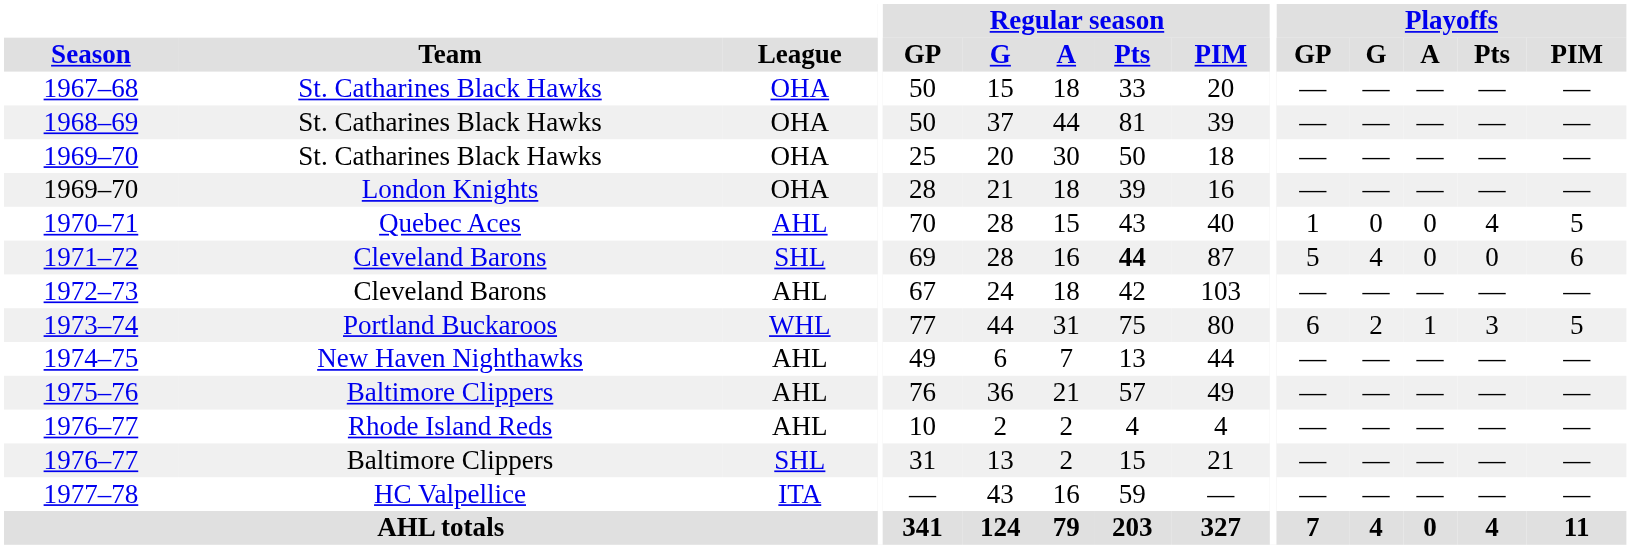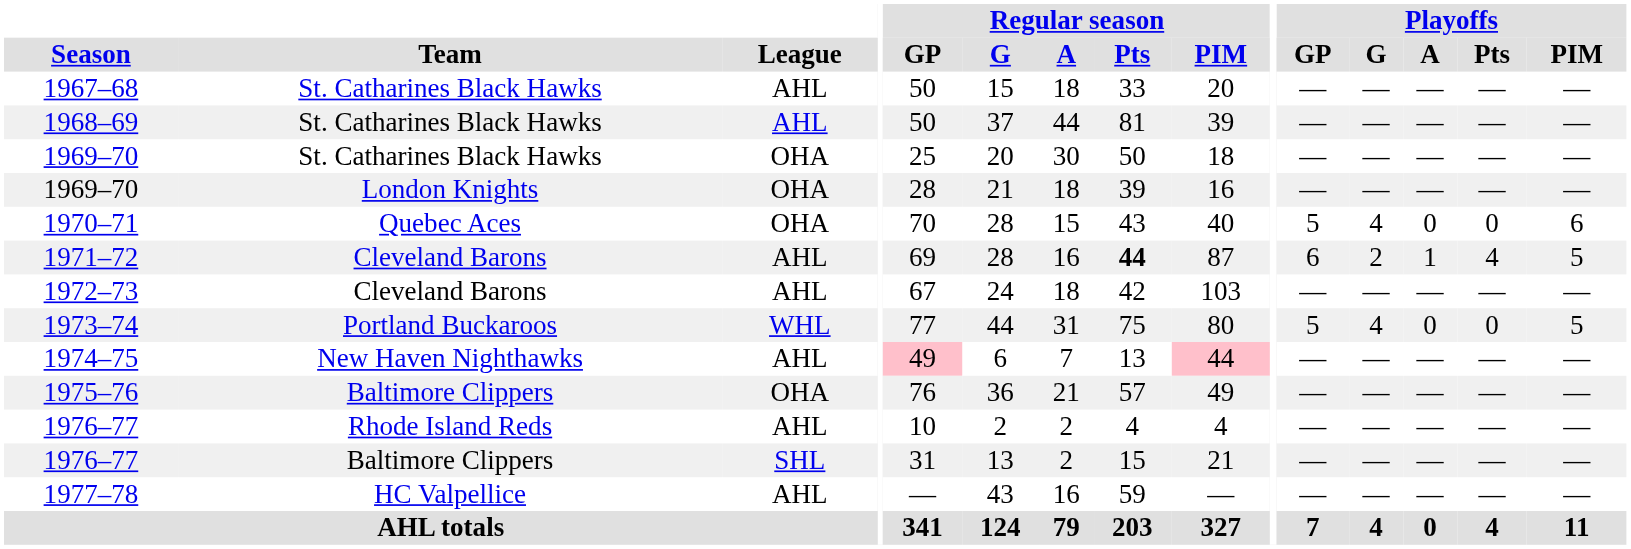(800, 88) OHA -> (800, 88) AHL
(800, 121) OHA -> (800, 121) AHL
(800, 223) AHL -> (800, 223) OHA
(1313, 223) 1 -> (1313, 223) 5
(1376, 223) 0 -> (1376, 223) 4
(1492, 223) 4 -> (1492, 223) 0
(1577, 223) 5 -> (1577, 223) 6
(800, 257) SHL -> (800, 257) AHL
(1313, 257) 5 -> (1313, 257) 6
(1376, 257) 4 -> (1376, 257) 2
(1430, 257) 0 -> (1430, 257) 1
(1492, 257) 0 -> (1492, 257) 4
(1577, 257) 6 -> (1577, 257) 5
(1313, 324) 6 -> (1313, 324) 5
(1376, 324) 2 -> (1376, 324) 4
(1430, 324) 1 -> (1430, 324) 0
(1492, 324) 3 -> (1492, 324) 0
(922, 358) no background -> (922, 358) pink background
(1221, 358) no background -> (1221, 358) pink background
(800, 392) AHL -> (800, 392) OHA
(800, 493) ITA -> (800, 493) AHL
